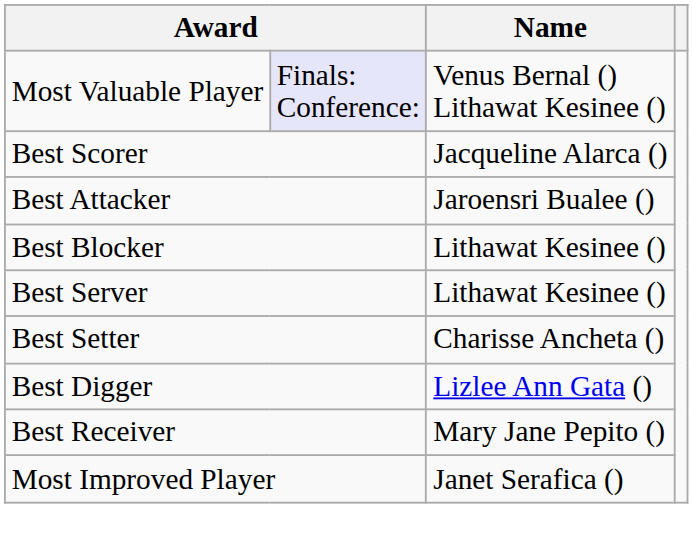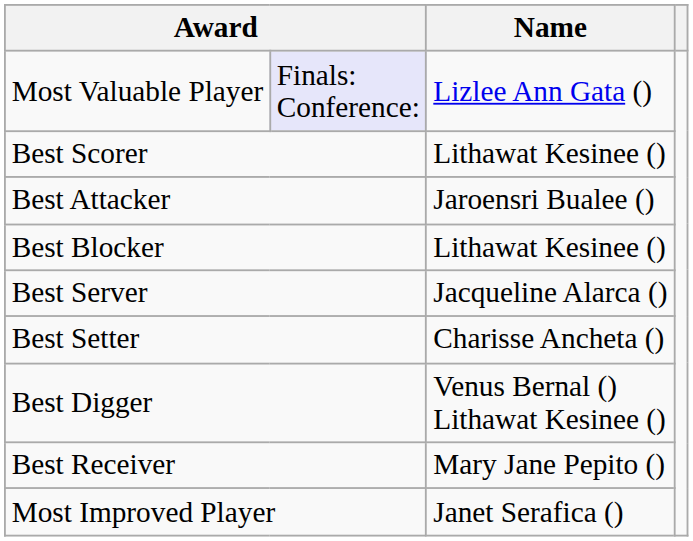(550, 90) Venus Bernal () Lithawat Kesinee () -> (543, 90) Lizlee Ann Gata ()
(550, 153) Jacqueline Alarca () -> (550, 153) Lithawat Kesinee ()
(550, 292) Lithawat Kesinee () -> (550, 292) Jacqueline Alarca ()
(543, 385) Lizlee Ann Gata () -> (550, 402) Venus Bernal () Lithawat Kesinee ()
